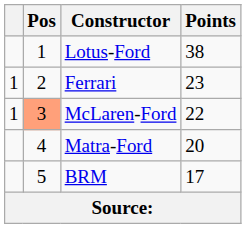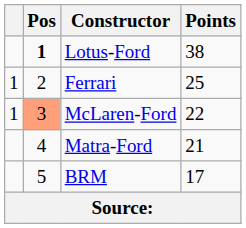(42, 51) normal -> (42, 51) bold
(195, 83) 23 -> (195, 83) 25
(195, 145) 20 -> (195, 145) 21
